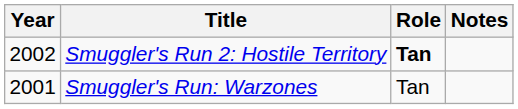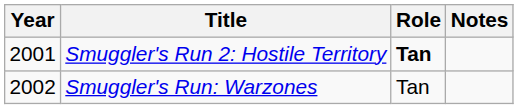(33, 53) 2002 -> (33, 53) 2001
(33, 86) 2001 -> (33, 86) 2002
